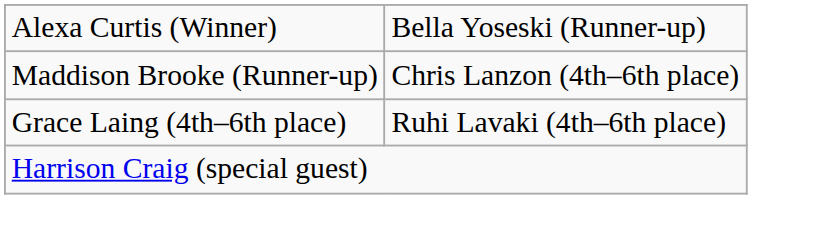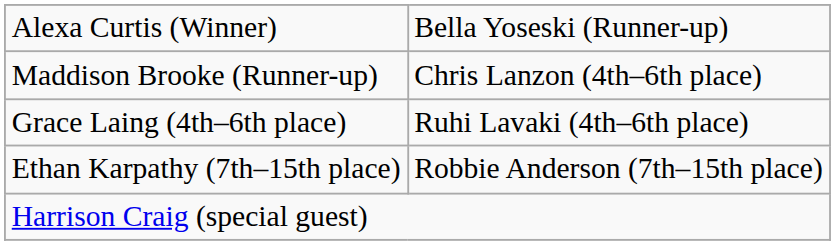+ row: (206, 168)
